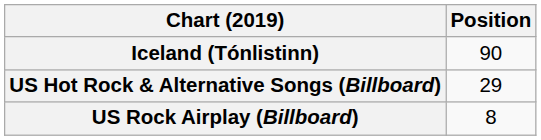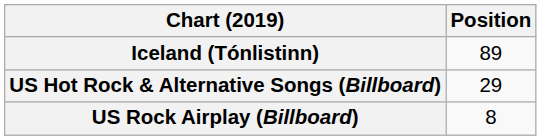(491, 53) 90 -> (491, 53) 89
